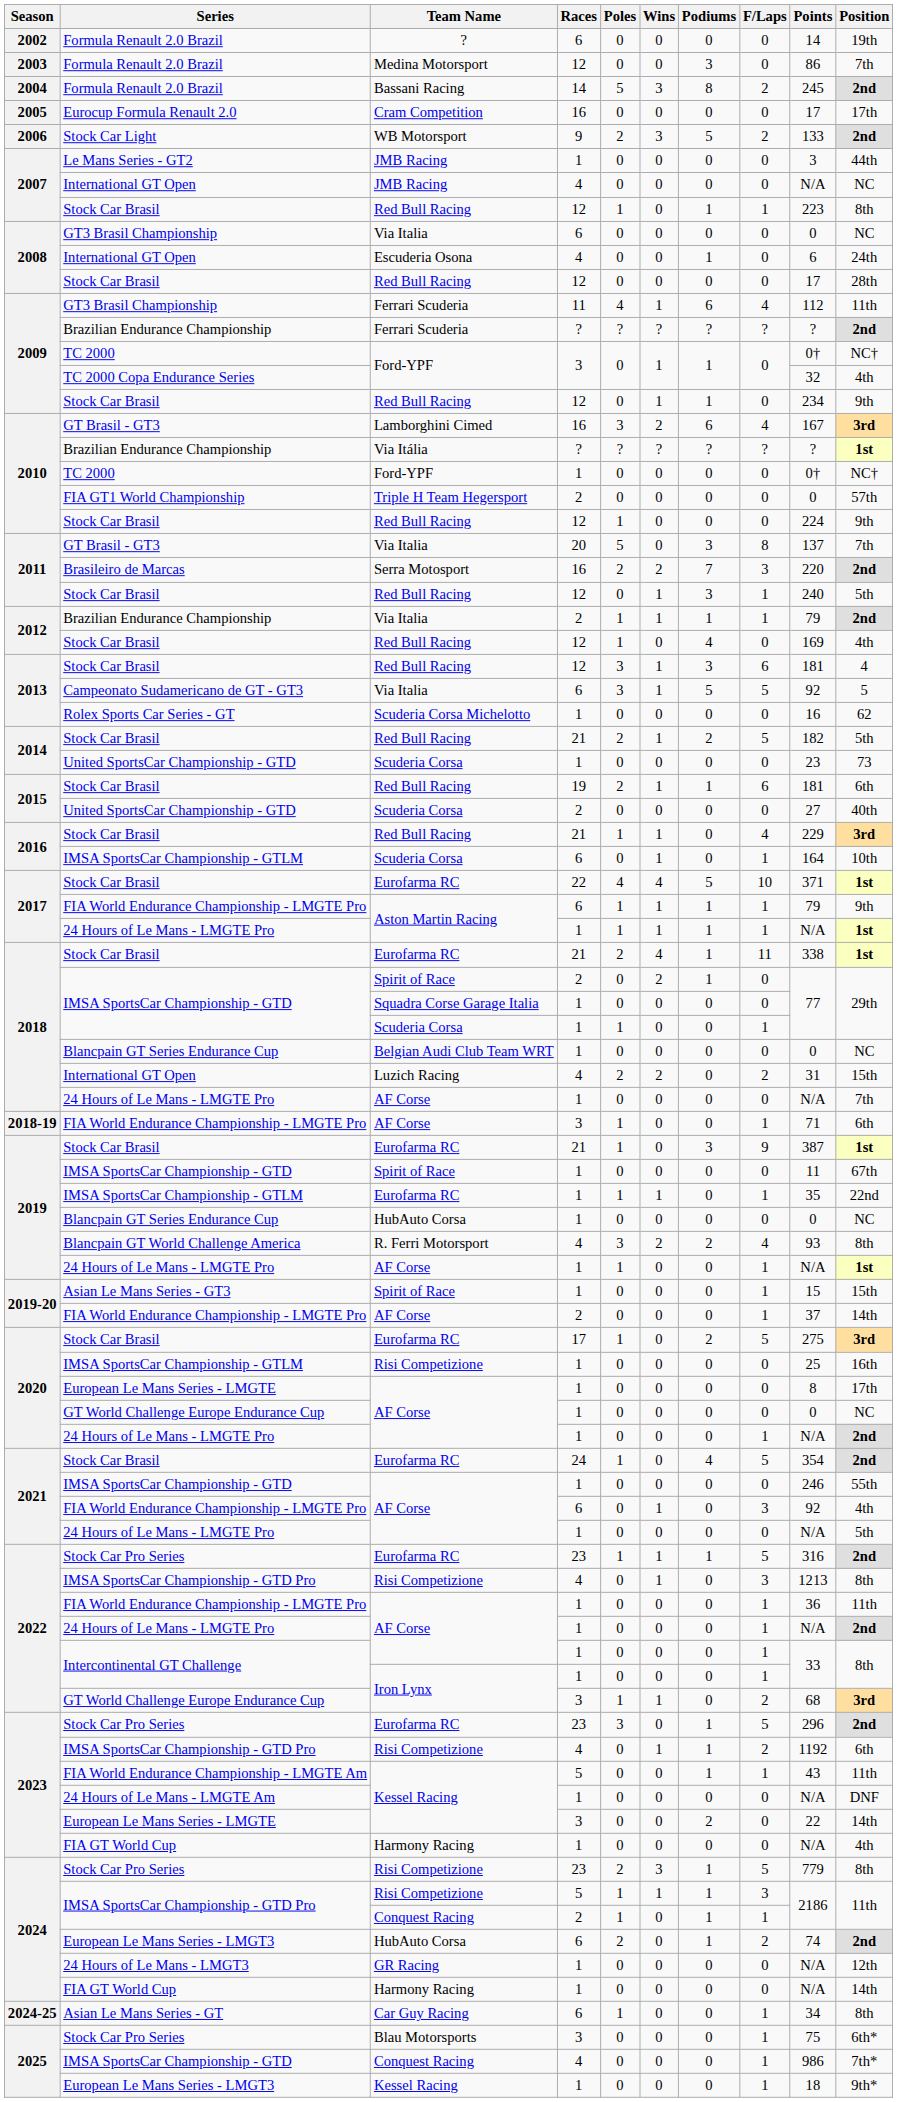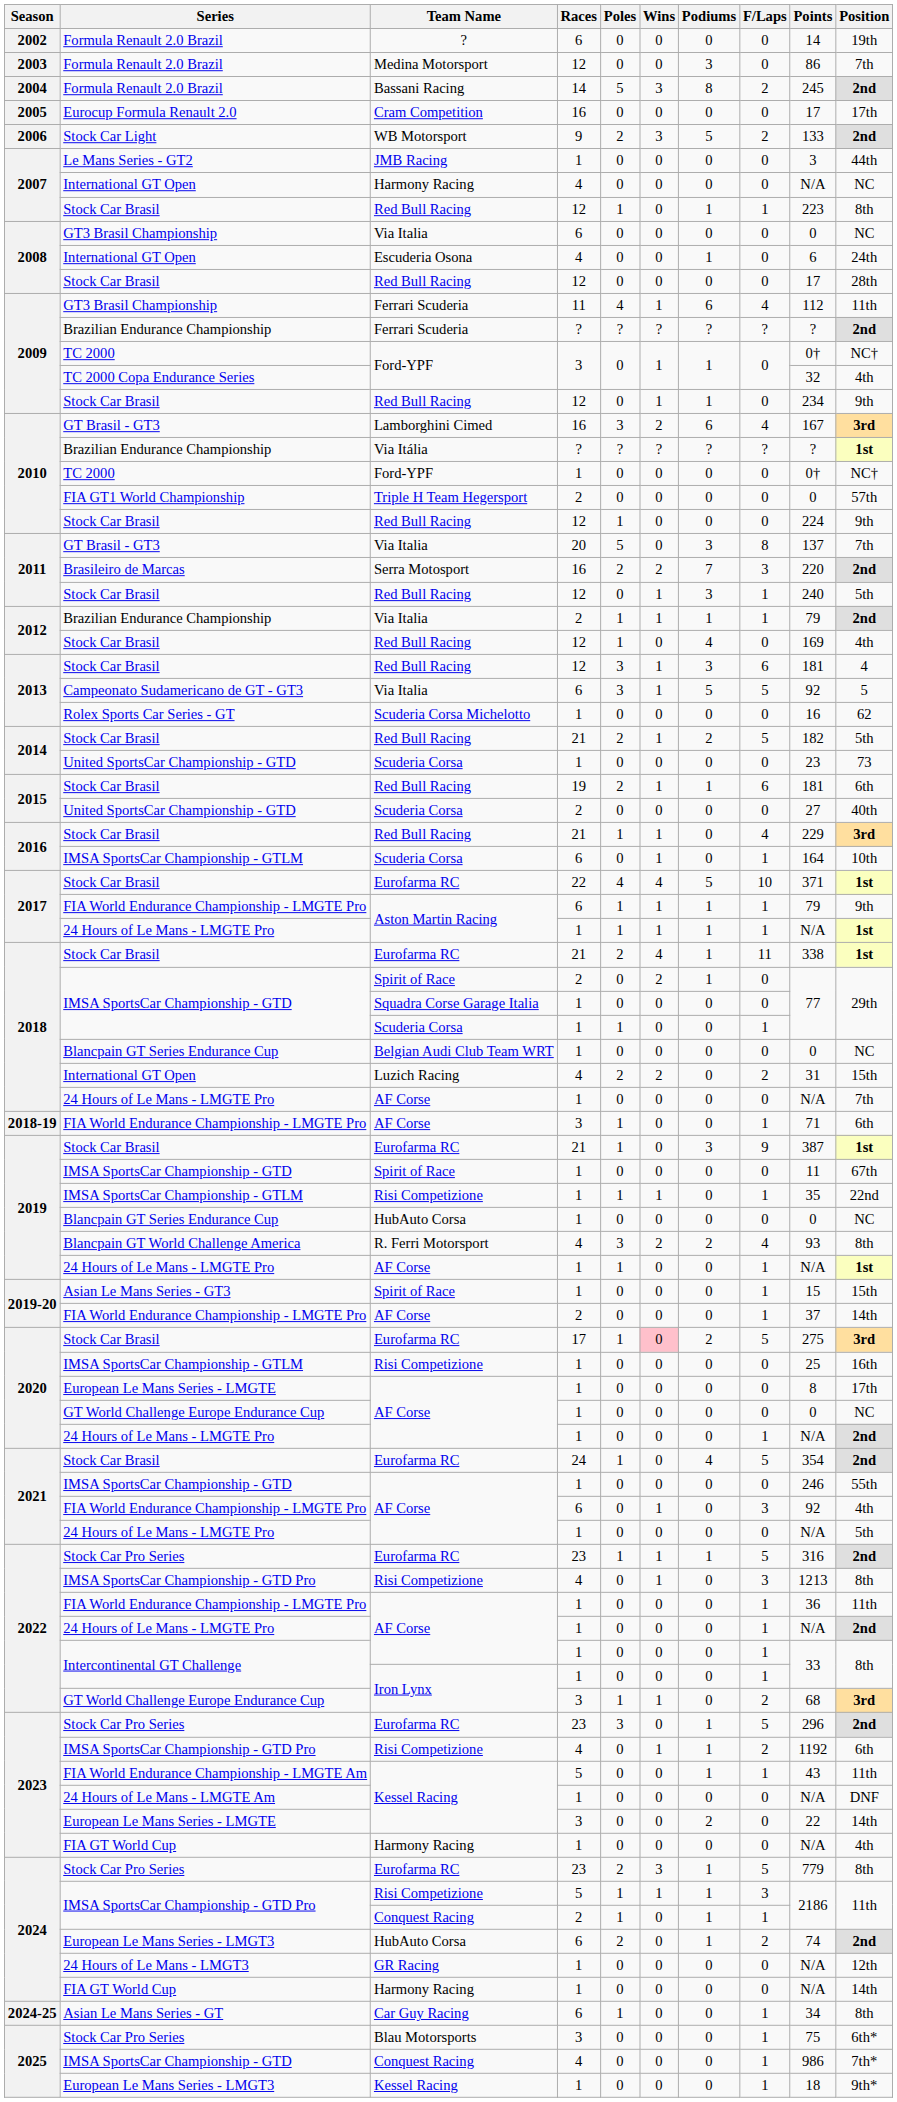(411, 185) JMB Racing -> (424, 185) Harmony Racing
(417, 1195) Eurofarma RC -> (428, 1195) Risi Competizione
(659, 1340) no background -> (659, 1340) pink background
(428, 1869) Risi Competizione -> (417, 1869) Eurofarma RC
